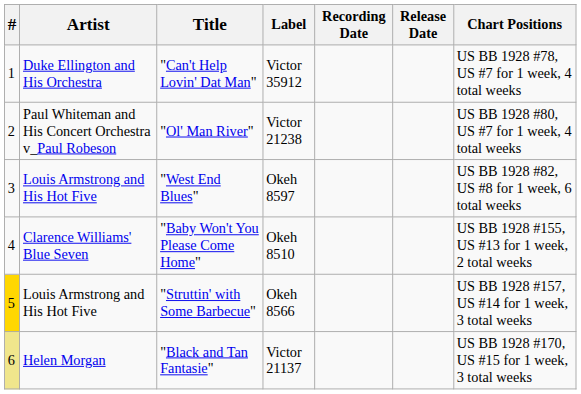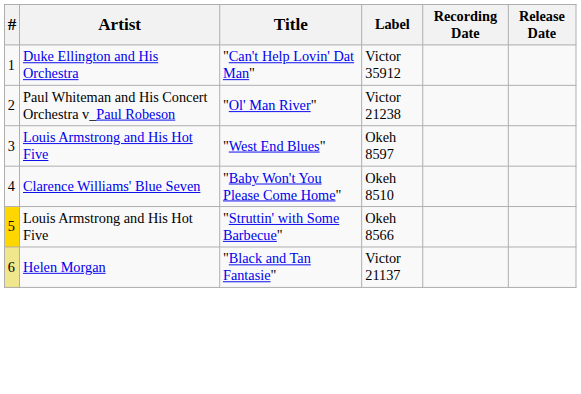- column: (515, 24)
